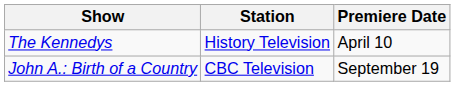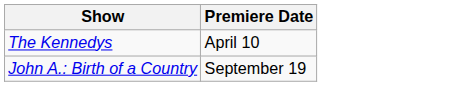- column: (267, 17)
